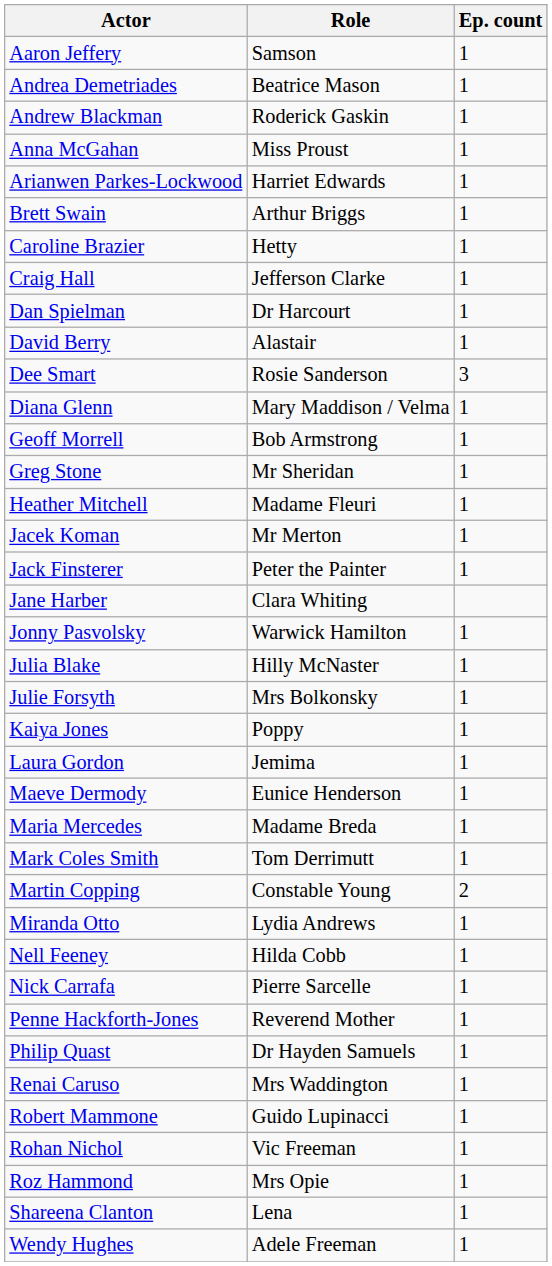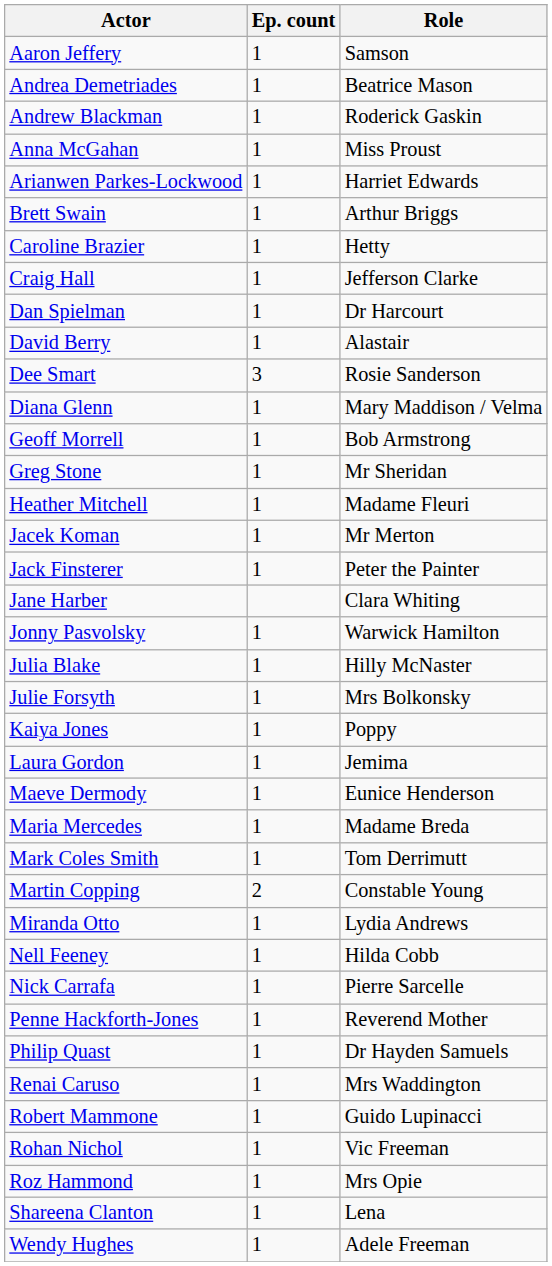columns swapped: (351, 20) <-> (501, 20)
